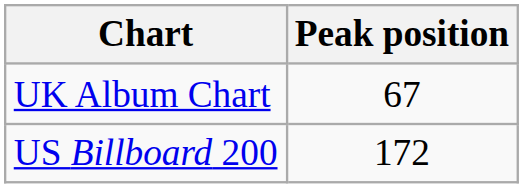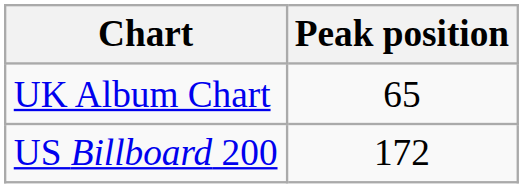(402, 93) 67 -> (402, 93) 65
